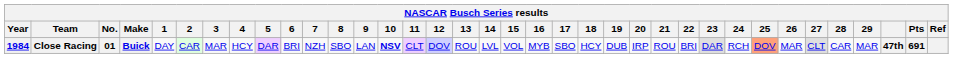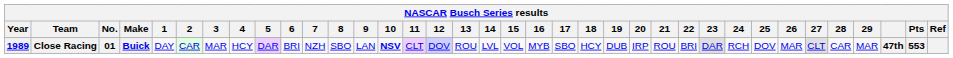(18, 45) 1984 -> (18, 45) 1989
(765, 45) lightsalmon background -> (765, 45) no background
(917, 45) 691 -> (917, 45) 553
